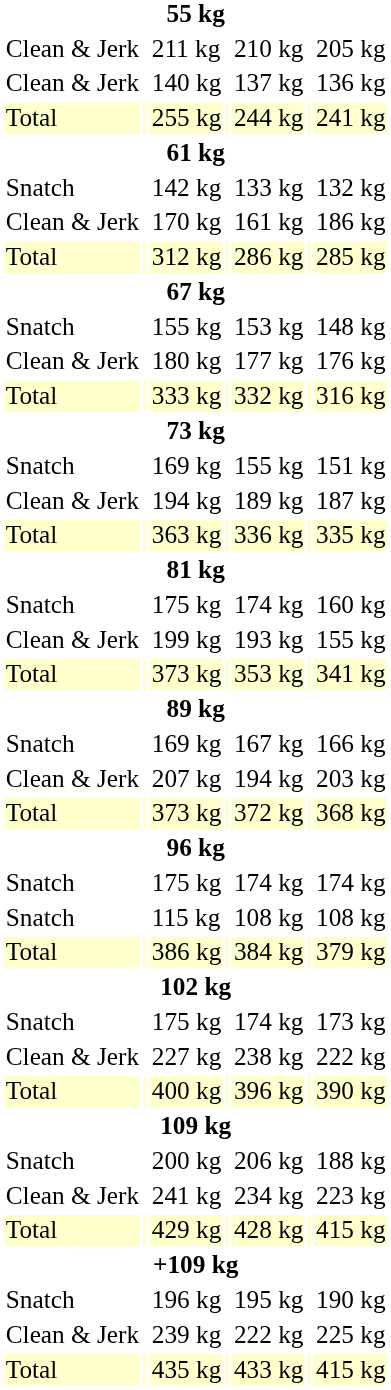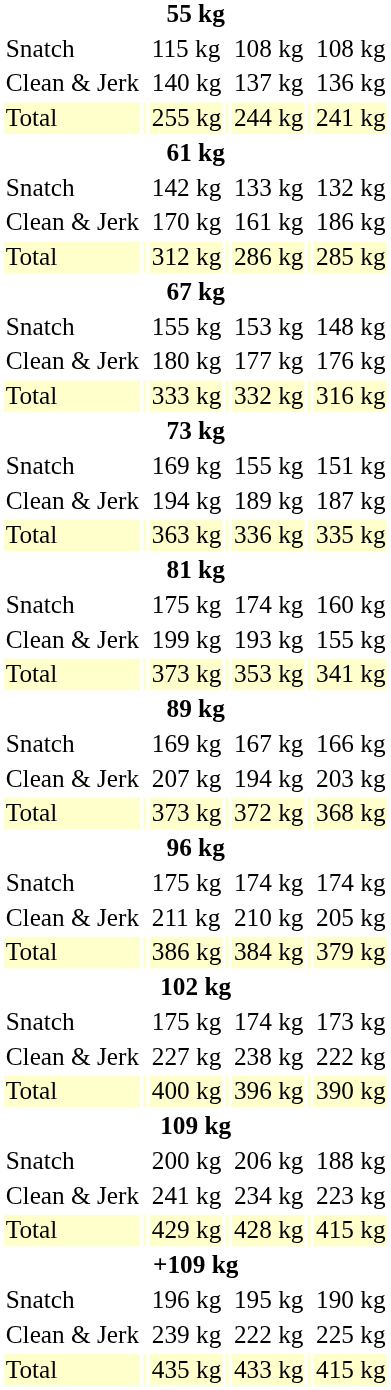rows swapped: (40, 917) <-> (72, 48)
